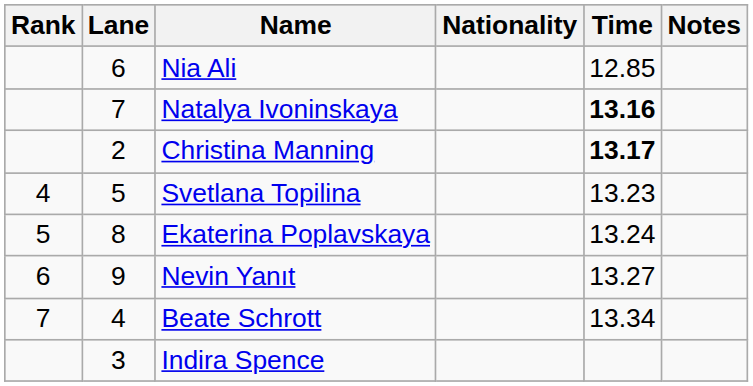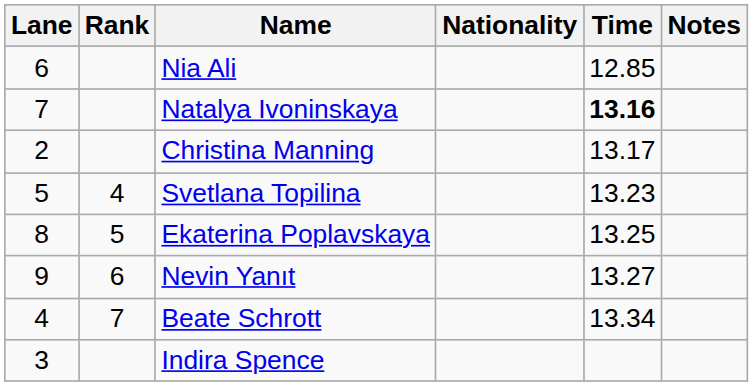columns swapped: (43, 25) <-> (118, 25)
(622, 151) bold -> (622, 151) normal
(622, 234) 13.24 -> (622, 234) 13.25
